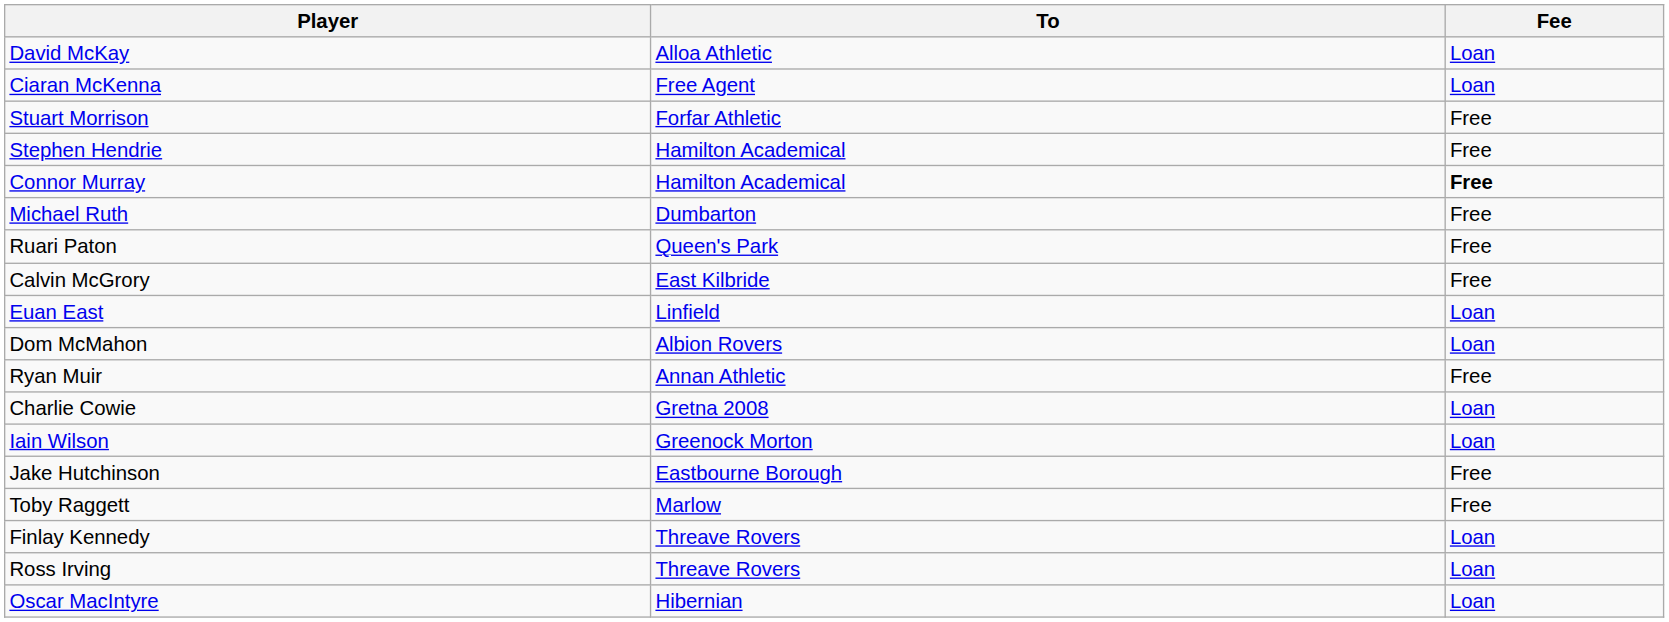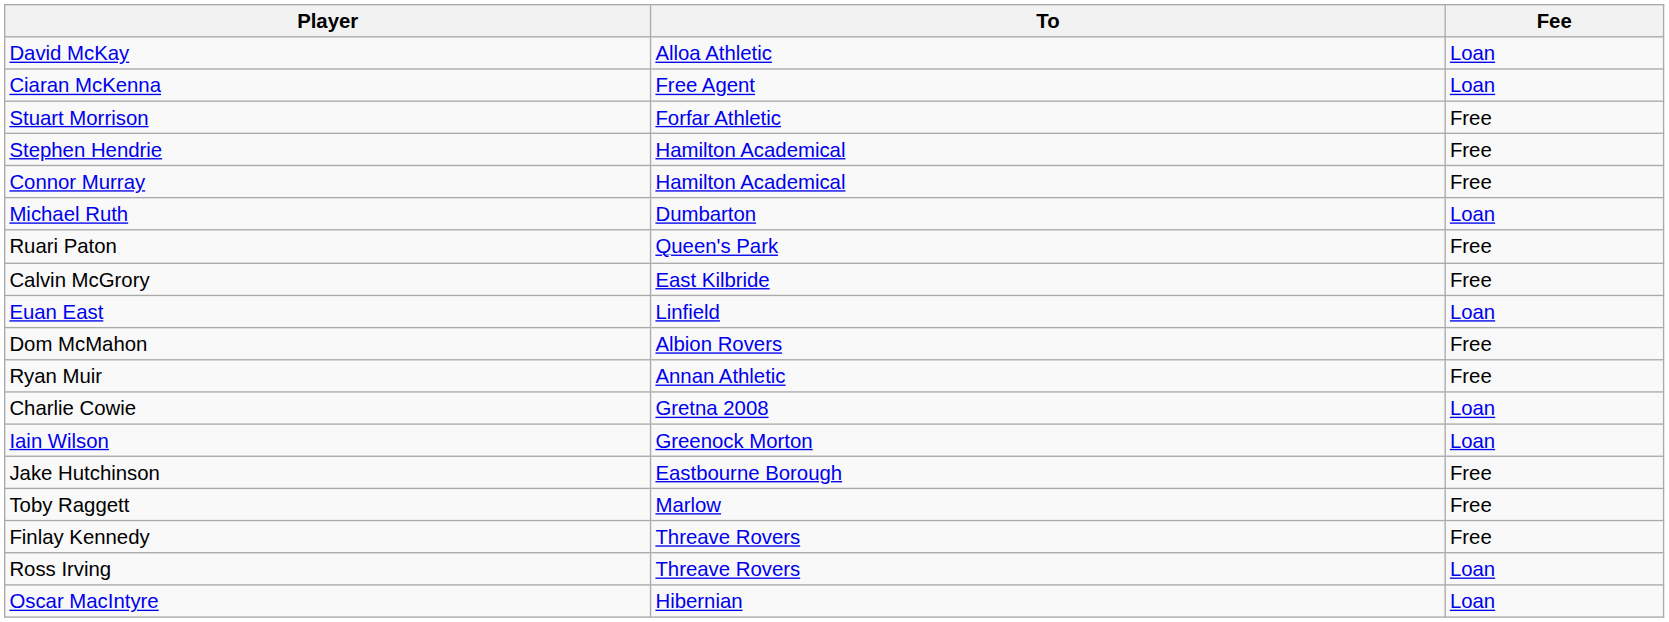(1471, 182) bold -> (1471, 182) normal
(1471, 214) Free -> (1473, 214) Loan
(1473, 343) Loan -> (1471, 343) Free
(1473, 537) Loan -> (1471, 537) Free
